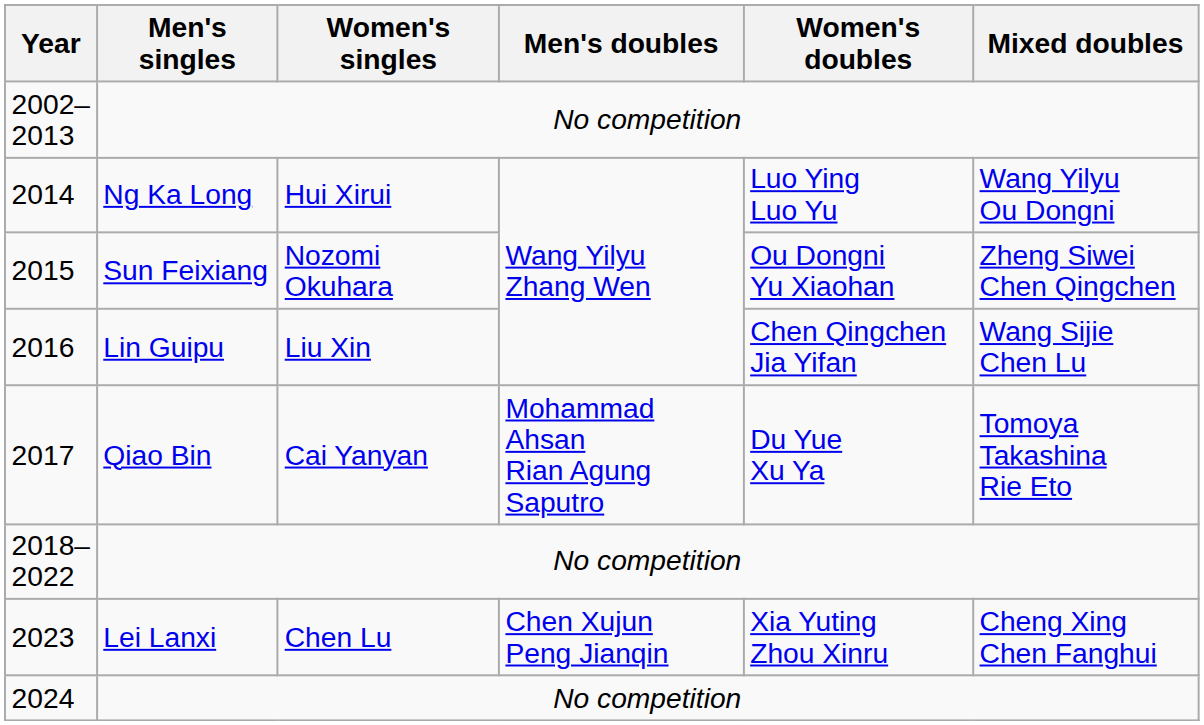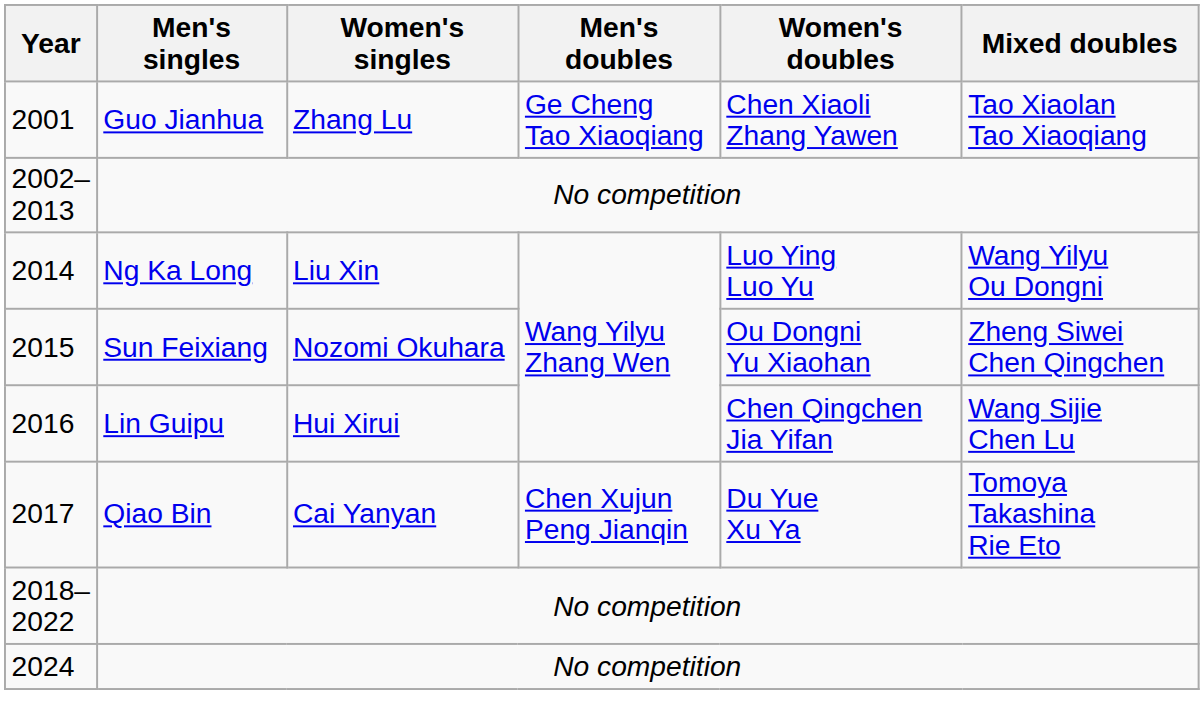+ row: (43, 119)
(338, 195) Hui Xirui -> (336, 271) Liu Xin
(328, 347) Liu Xin -> (346, 423) Hui Xirui
(580, 454) Mohammad Ahsan Rian Agung Saputro -> (606, 515) Chen Xujun Peng Jianqin
- row: (43, 638)
